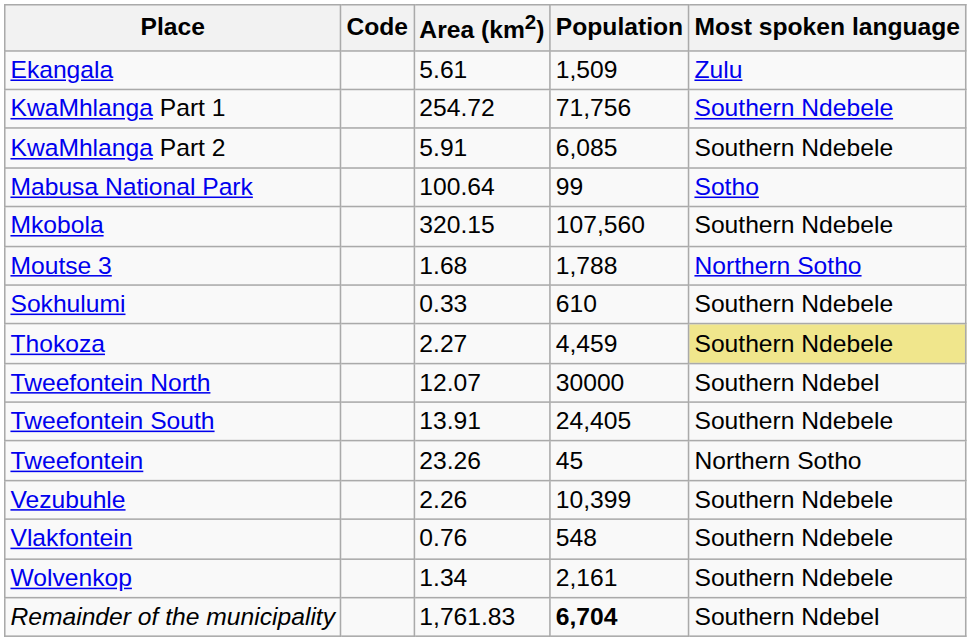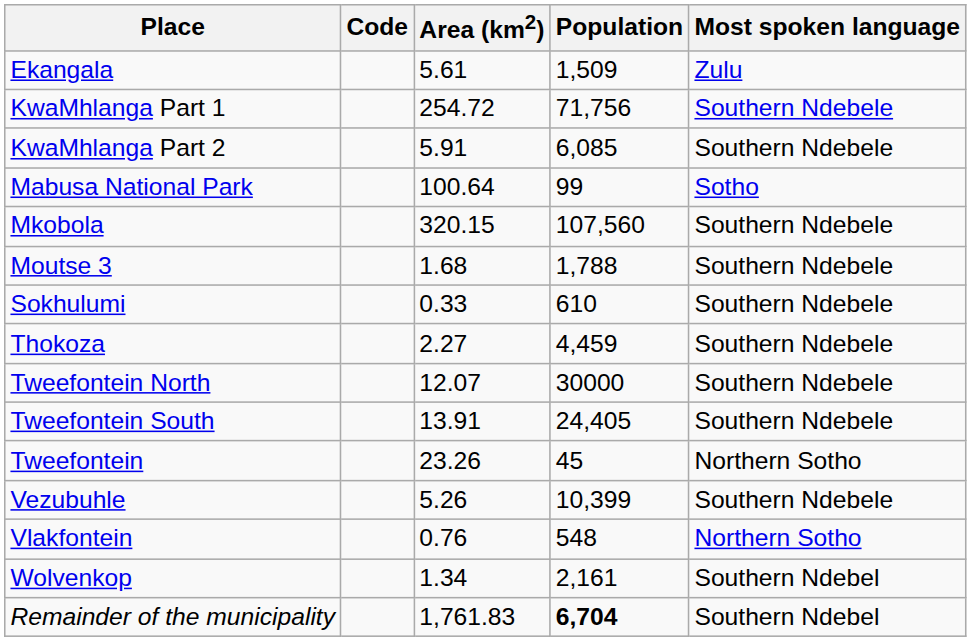(778, 265) Northern Sotho -> (794, 265) Southern Ndebele
(794, 343) khaki background -> (794, 343) no background
(787, 382) Southern Ndebel -> (794, 382) Southern Ndebele
(443, 499) 2.26 -> (443, 499) 5.26
(794, 538) Southern Ndebele -> (778, 538) Northern Sotho
(794, 577) Southern Ndebele -> (787, 577) Southern Ndebel
